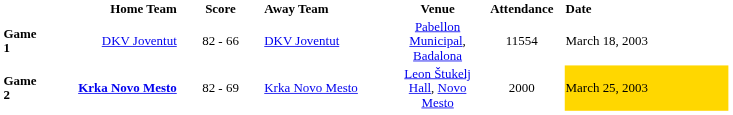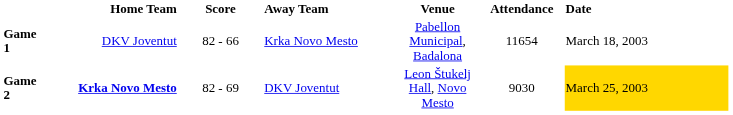(302, 41) DKV Joventut -> (311, 41) Krka Novo Mesto
(522, 41) 11554 -> (522, 41) 11654
(311, 88) Krka Novo Mesto -> (302, 88) DKV Joventut
(522, 88) 2000 -> (522, 88) 9030
